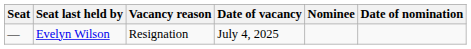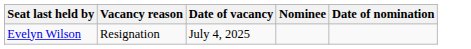- column: (19, 14)
